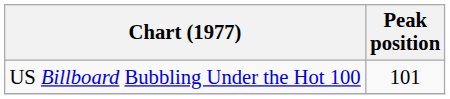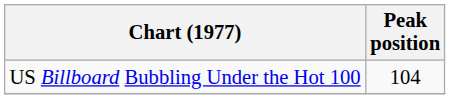(405, 76) 101 -> (405, 76) 104
